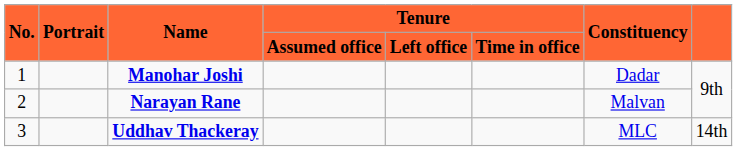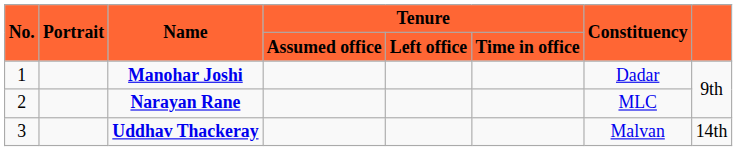(638, 103) Malvan -> (638, 103) MLC
(638, 131) MLC -> (638, 131) Malvan
